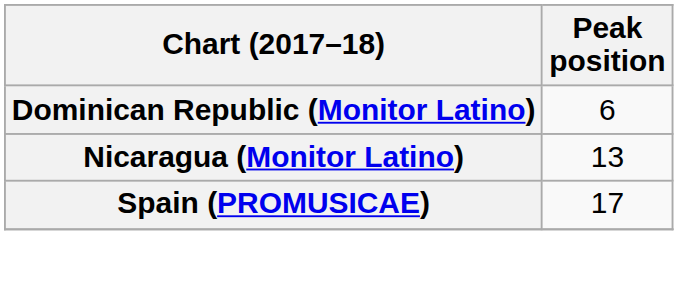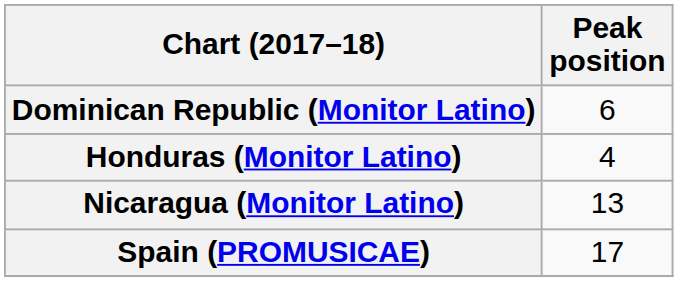+ row: (274, 156)
